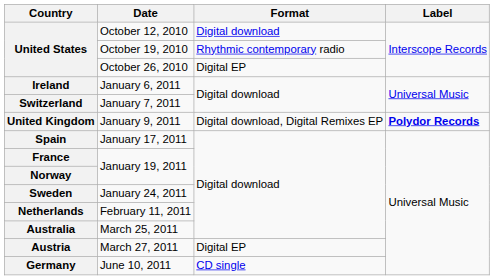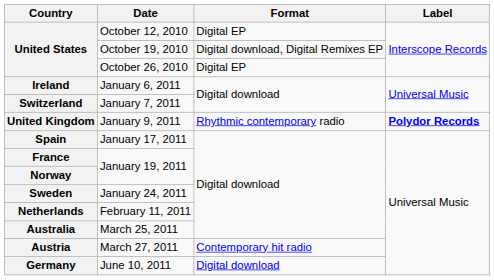(238, 31) Digital download -> (221, 31) Digital EP
(270, 49) Rhythmic contemporary radio -> (290, 49) Digital download, Digital Remixes EP
(290, 121) Digital download, Digital Remixes EP -> (270, 121) Rhythmic contemporary radio
(221, 247) Digital EP -> (254, 247) Contemporary hit radio
(221, 265) CD single -> (238, 265) Digital download
